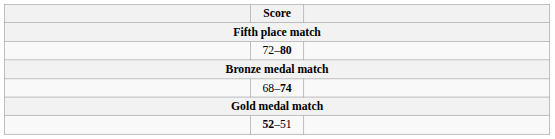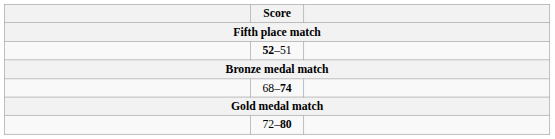rows swapped: (277, 124) <-> (277, 50)
